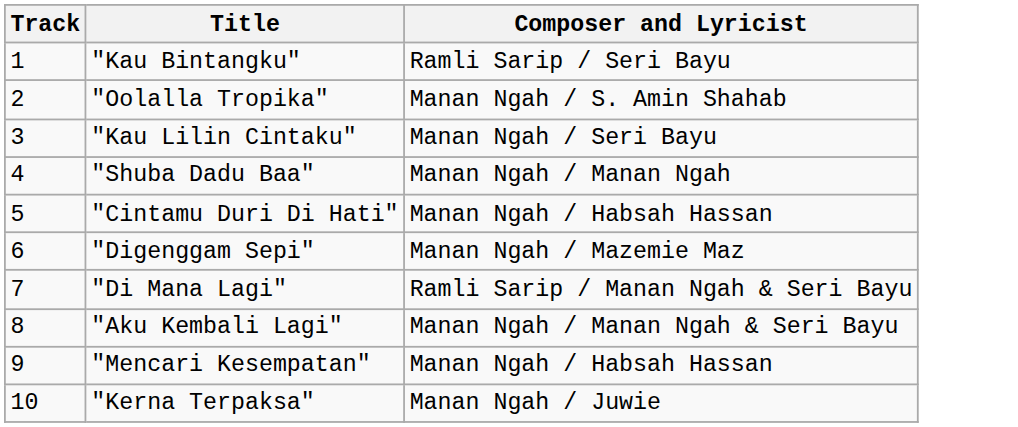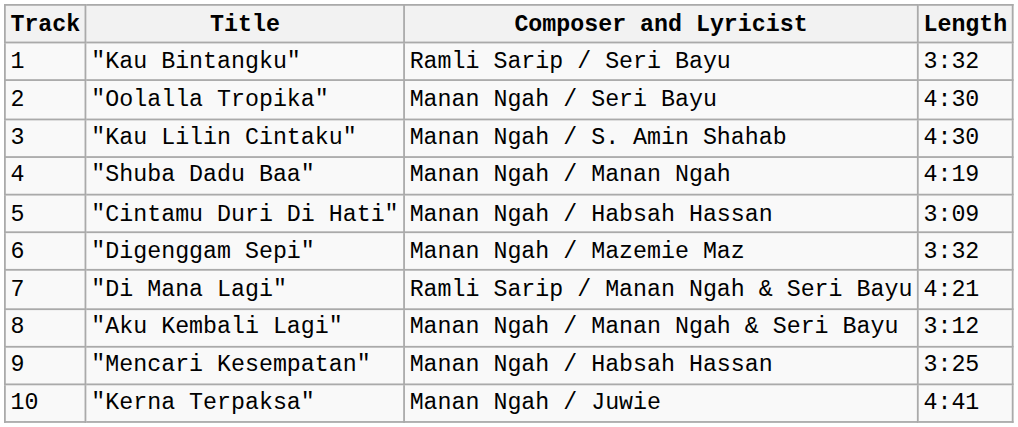+ column: (965, 24)
(598, 100) Manan Ngah / S. Amin Shahab -> (563, 100) Manan Ngah / Seri Bayu
(563, 138) Manan Ngah / Seri Bayu -> (598, 138) Manan Ngah / S. Amin Shahab
